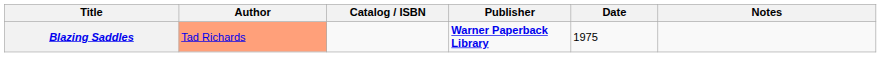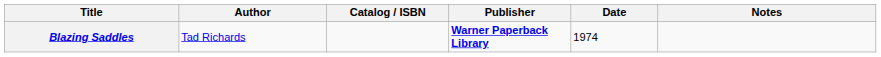(213, 36) lightsalmon background -> (213, 36) no background
(586, 36) 1975 -> (586, 36) 1974
